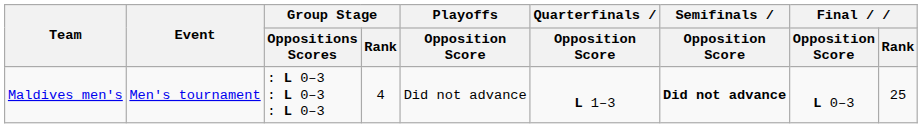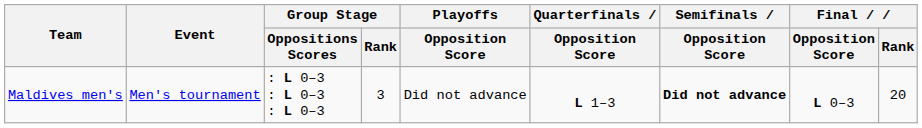(381, 95) 4 -> (381, 95) 3
(898, 95) 25 -> (898, 95) 20
